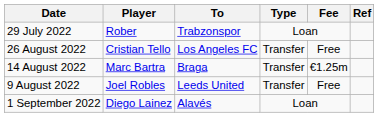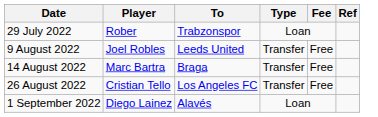rows swapped: (43, 85) <-> (46, 49)
(329, 67) €1.25m -> (321, 67) Free
